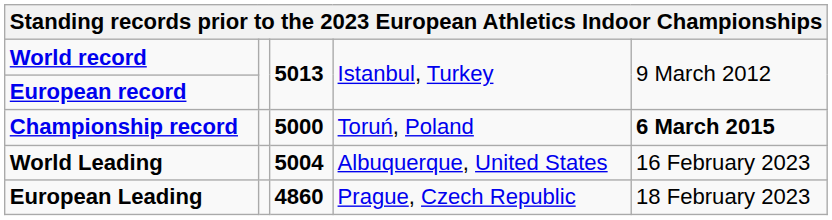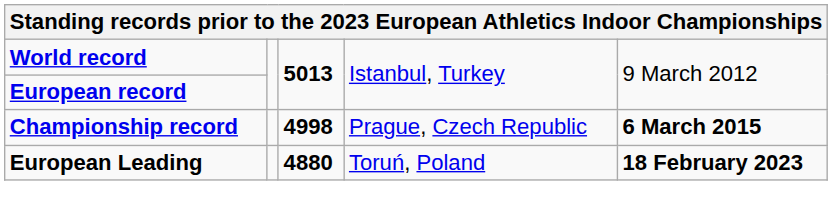(299, 127) 5000 -> (308, 127) 4998
(406, 127) Toruń, Poland -> (468, 127) Prague, Czech Republic
- row: (86, 162)
(299, 197) 4860 -> (308, 162) 4880
(457, 197) Prague, Czech Republic -> (417, 162) Toruń, Poland
(723, 197) normal -> (713, 162) bold
